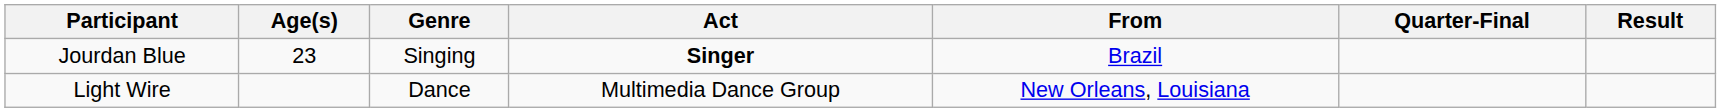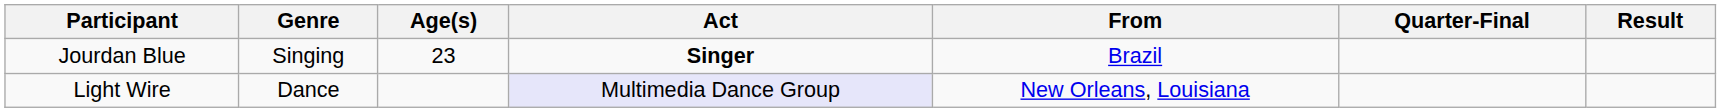columns swapped: (304, 21) <-> (439, 21)
(720, 90) no background -> (720, 90) lavender background
